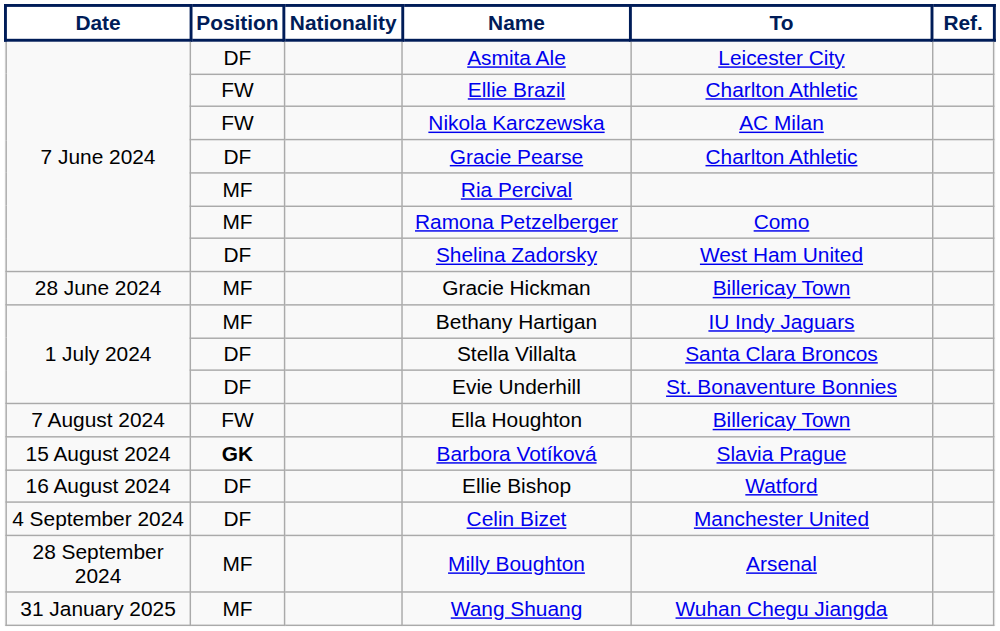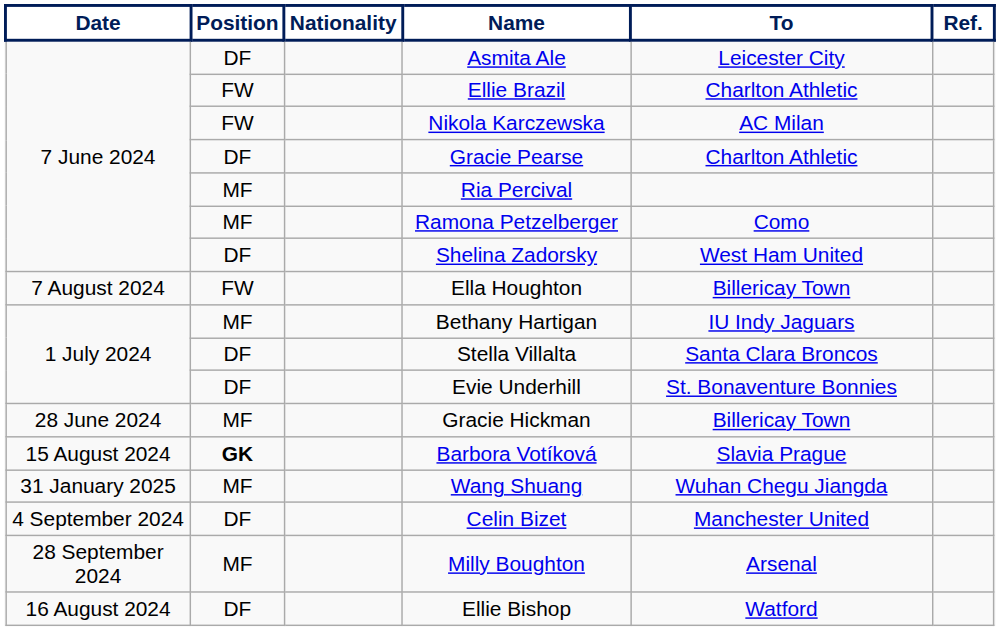rows swapped: (516, 288) <-> (517, 420)
rows swapped: (516, 486) <-> (517, 608)
